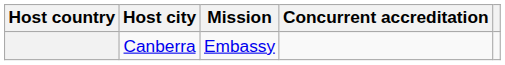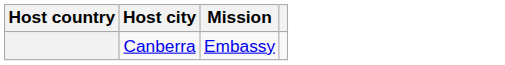- column: (386, 18)
